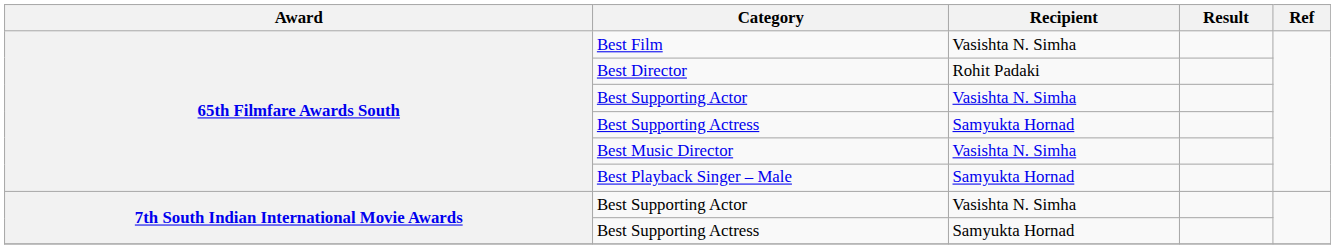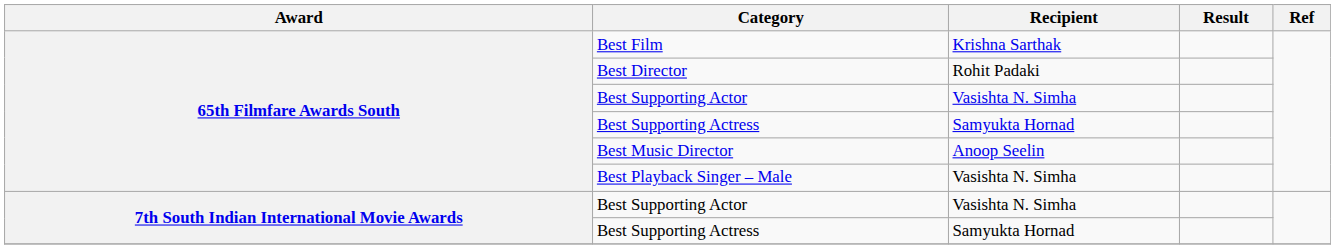(1014, 44) Vasishta N. Simha -> (1007, 44) Krishna Sarthak
(1014, 151) Vasishta N. Simha -> (998, 151) Anoop Seelin
(1013, 177) Samyukta Hornad -> (1014, 177) Vasishta N. Simha
